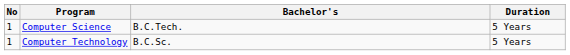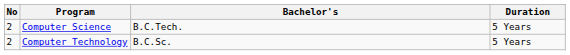(9, 27) 1 -> (9, 27) 2
(9, 42) 1 -> (9, 42) 2
